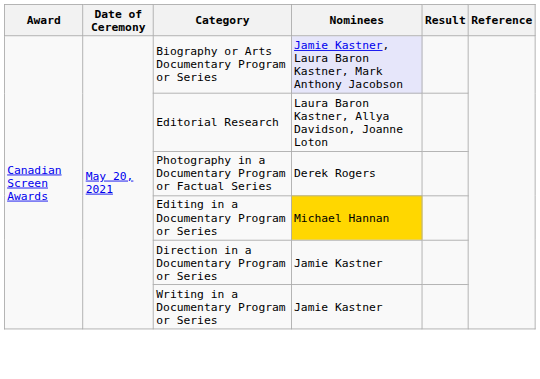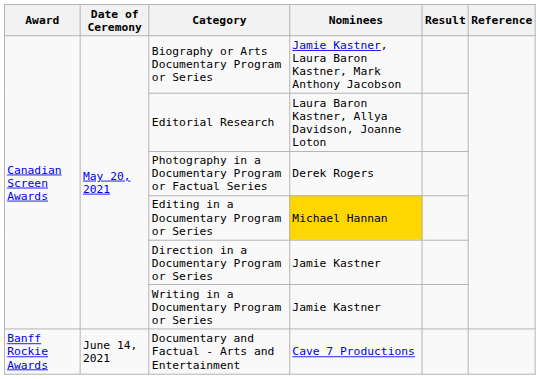(349, 65) lavender background -> (347, 65) no background
+ row: (213, 351)
